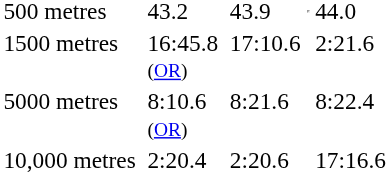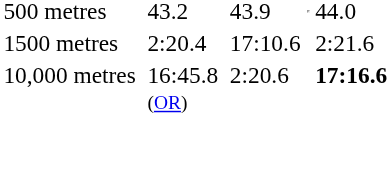(183, 56) 16:45.8 (OR) -> (177, 43) 2:20.4
- row: (61, 101)
(177, 160) 2:20.4 -> (183, 88) 16:45.8 (OR)
(351, 160) normal -> (351, 75) bold
